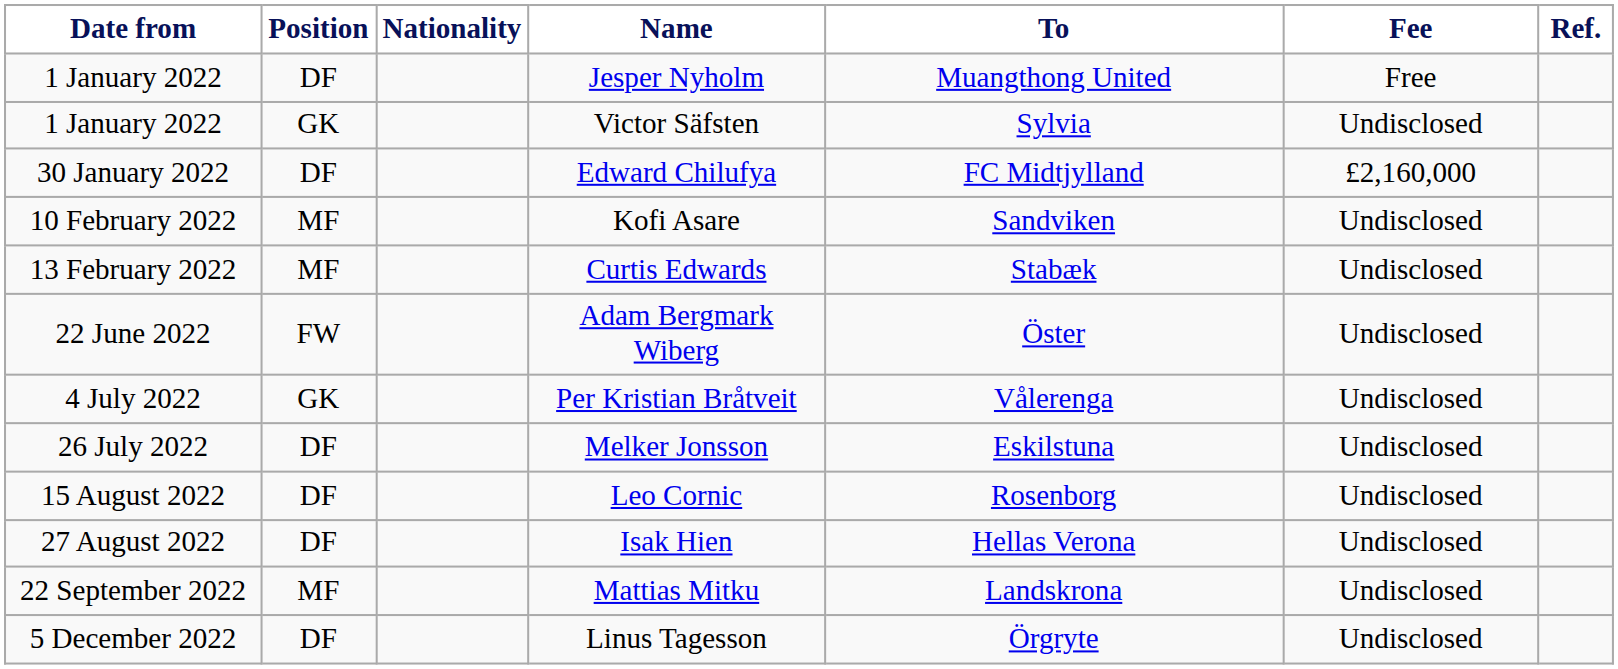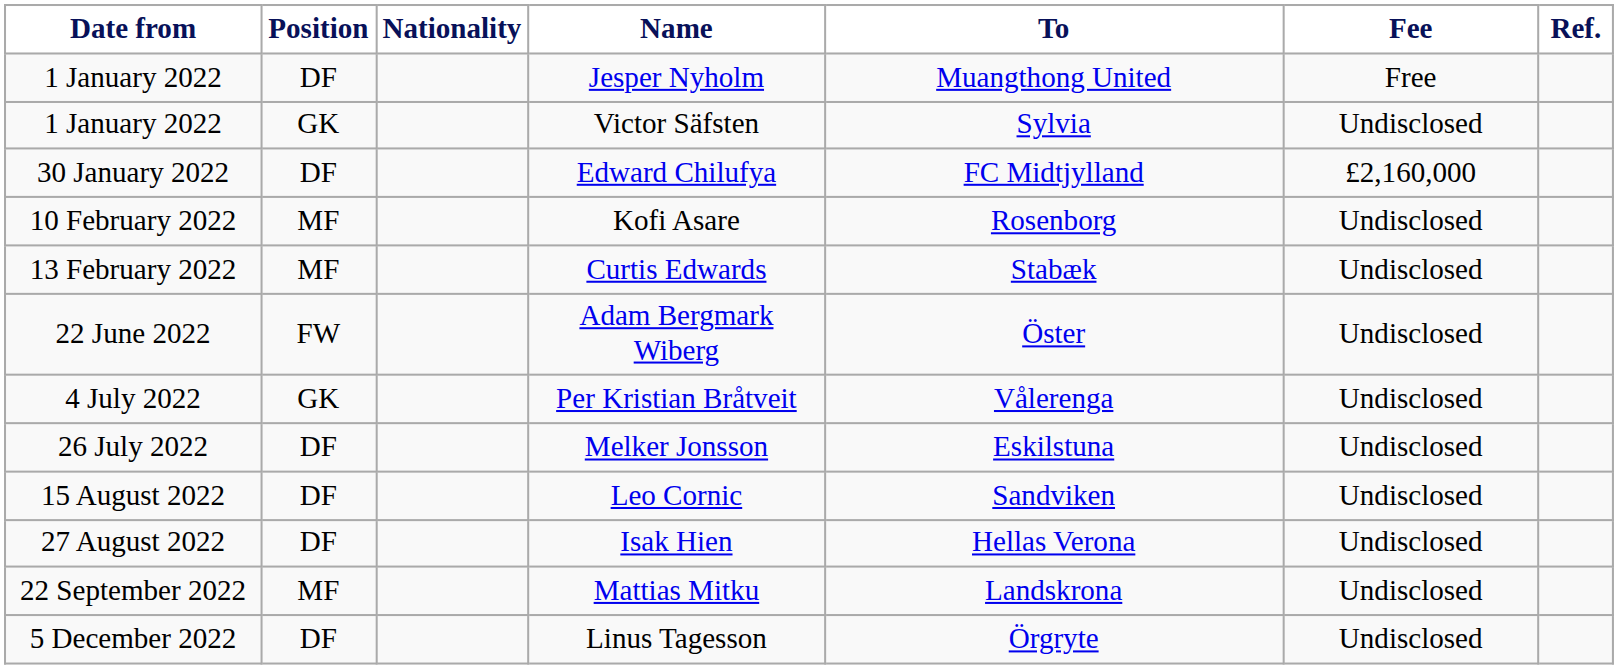(1054, 220) Sandviken -> (1054, 220) Rosenborg
(1054, 494) Rosenborg -> (1054, 494) Sandviken
